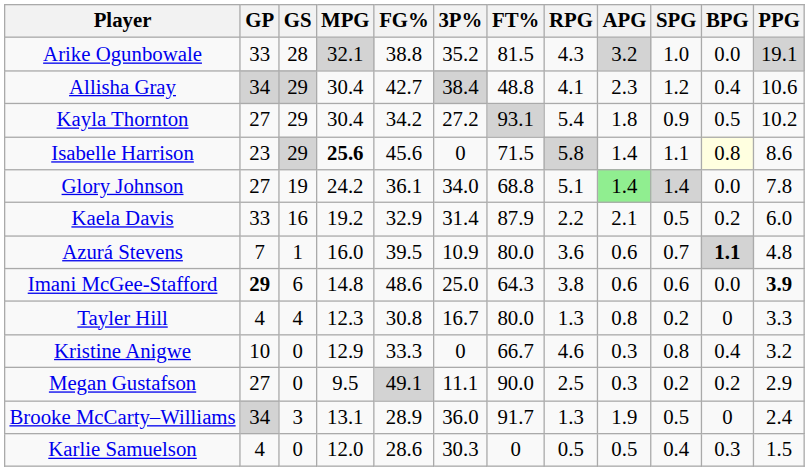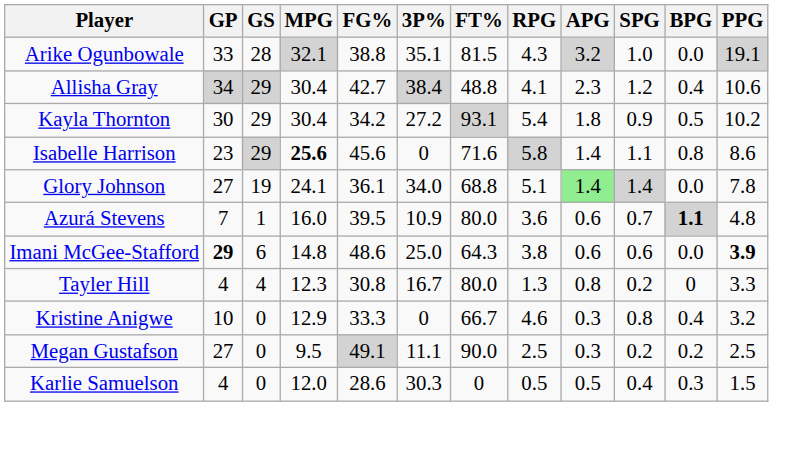(460, 53) 35.2 -> (424, 53) 35.1
(260, 119) 27 -> (223, 119) 30
(516, 152) 71.5 -> (479, 152) 71.6
(727, 152) lightyellow background -> (691, 152) no background
(345, 185) 24.2 -> (309, 185) 24.1
- row: (123, 218)
(779, 383) 2.9 -> (743, 350) 2.5
- row: (123, 416)
